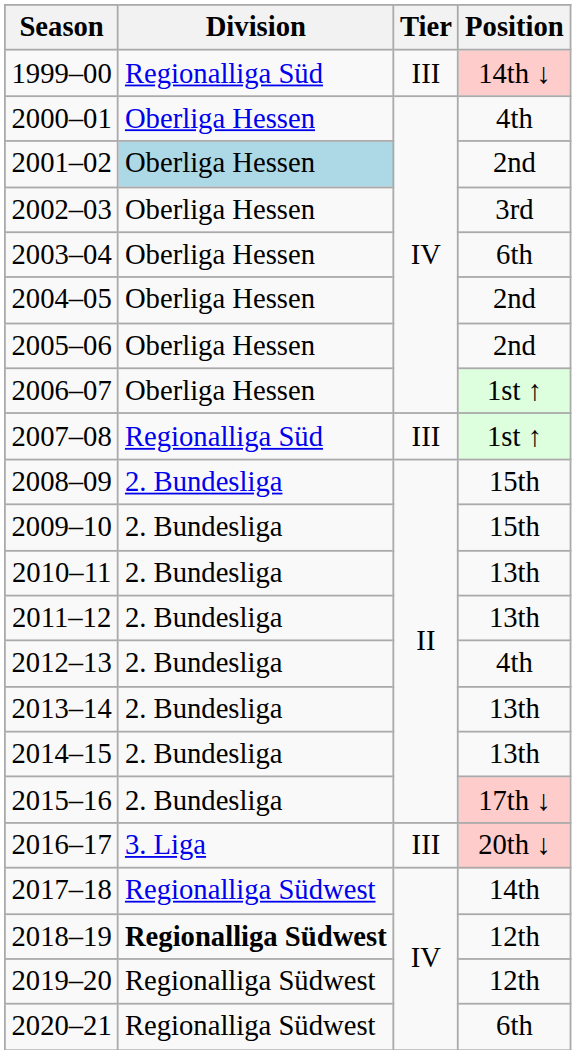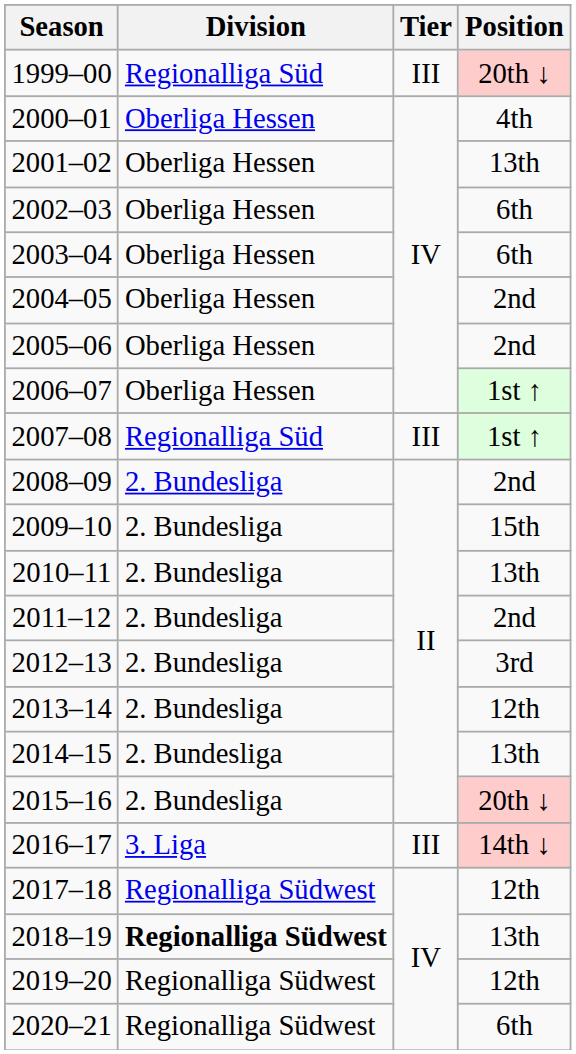(514, 72) 14th ↓ -> (514, 72) 20th ↓
(220, 163) lightblue background -> (220, 163) no background
(514, 163) 2nd -> (514, 163) 13th
(514, 208) 3rd -> (514, 208) 6th
(514, 481) 15th -> (514, 481) 2nd
(514, 617) 13th -> (514, 617) 2nd
(514, 663) 4th -> (514, 663) 3rd
(514, 708) 13th -> (514, 708) 12th
(514, 799) 17th ↓ -> (514, 799) 20th ↓
(514, 844) 20th ↓ -> (514, 844) 14th ↓
(514, 890) 14th -> (514, 890) 12th
(514, 935) 12th -> (514, 935) 13th
